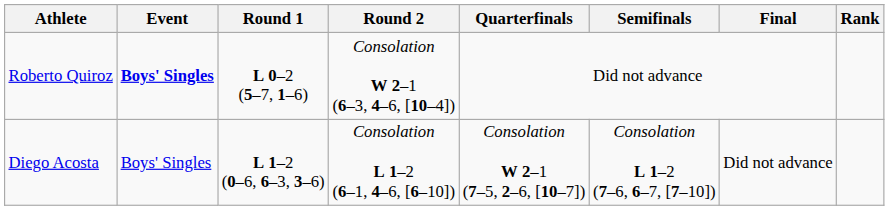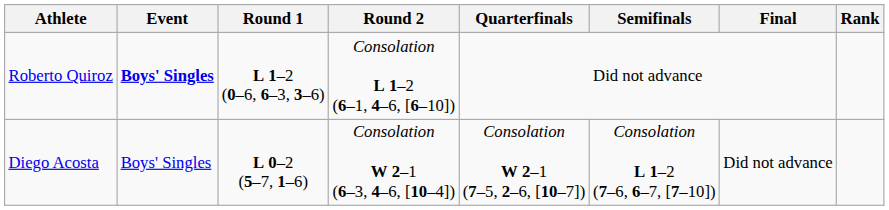(273, 85) L 0–2 (5–7, 1–6) -> (273, 85) L 1–2 (0–6, 6–3, 3–6)
(394, 75) Consolation W 2–1 (6–3, 4–6, [10–4]) -> (394, 75) Consolation L 1–2 (6–1, 4–6, [6–10])
(273, 172) L 1–2 (0–6, 6–3, 3–6) -> (273, 172) L 0–2 (5–7, 1–6)
(394, 162) Consolation L 1–2 (6–1, 4–6, [6–10]) -> (394, 162) Consolation W 2–1 (6–3, 4–6, [10–4])
